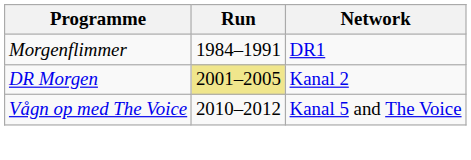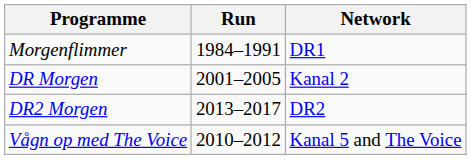(238, 79) khaki background -> (238, 79) no background
+ row: (58, 109)
